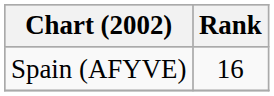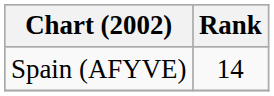(230, 68) 16 -> (230, 68) 14
